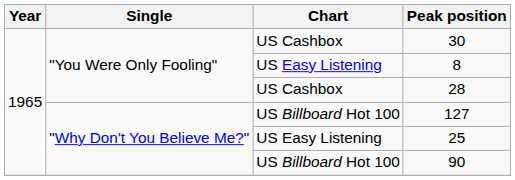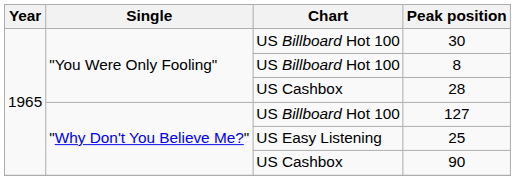(299, 41) US Cashbox -> (328, 41) US Billboard Hot 100
(319, 65) US Easy Listening -> (328, 65) US Billboard Hot 100
(328, 162) US Billboard Hot 100 -> (299, 162) US Cashbox
